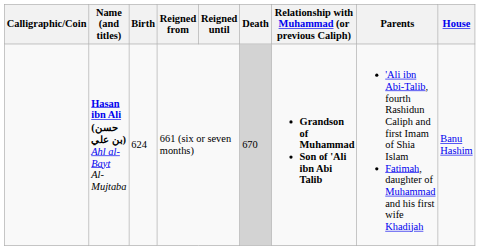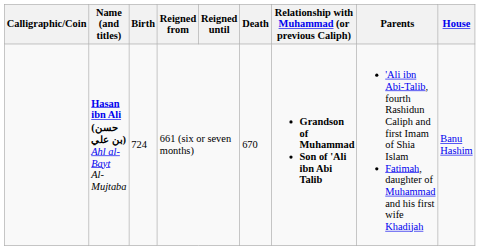(139, 144) 624 -> (139, 144) 724
(250, 144) lightgrey background -> (250, 144) no background
